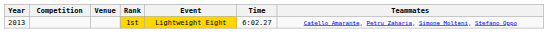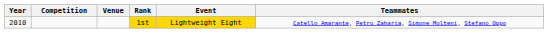- column: (257, 11)
(17, 23) 2013 -> (18, 23) 2010
